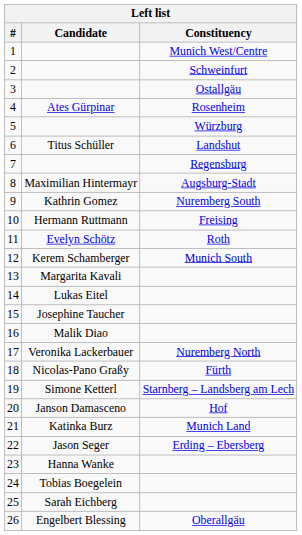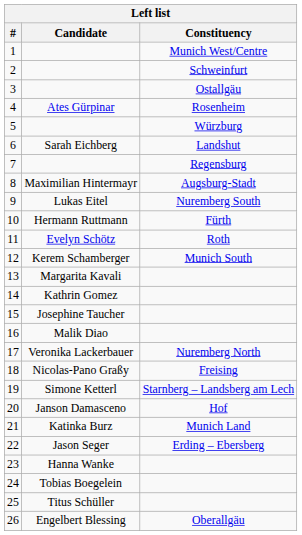(81, 145) Titus Schüller -> (81, 145) Sarah Eichberg
(81, 201) Kathrin Gomez -> (81, 201) Lukas Eitel
(218, 220) Freising -> (218, 220) Fürth
(81, 295) Lukas Eitel -> (81, 295) Kathrin Gomez
(218, 370) Fürth -> (218, 370) Freising
(81, 502) Sarah Eichberg -> (81, 502) Titus Schüller
